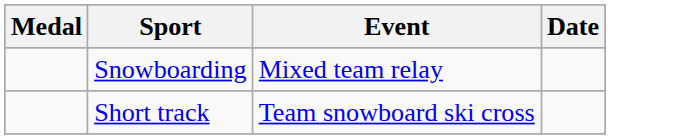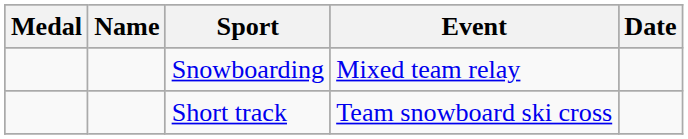+ column: (127, 26)
